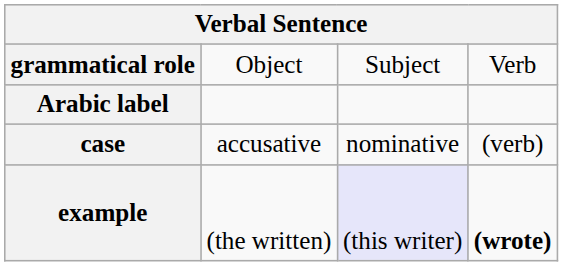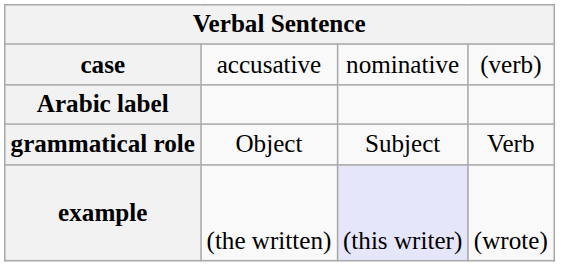rows swapped: (103, 64) <-> (103, 143)
(513, 240) bold -> (511, 240) normal
